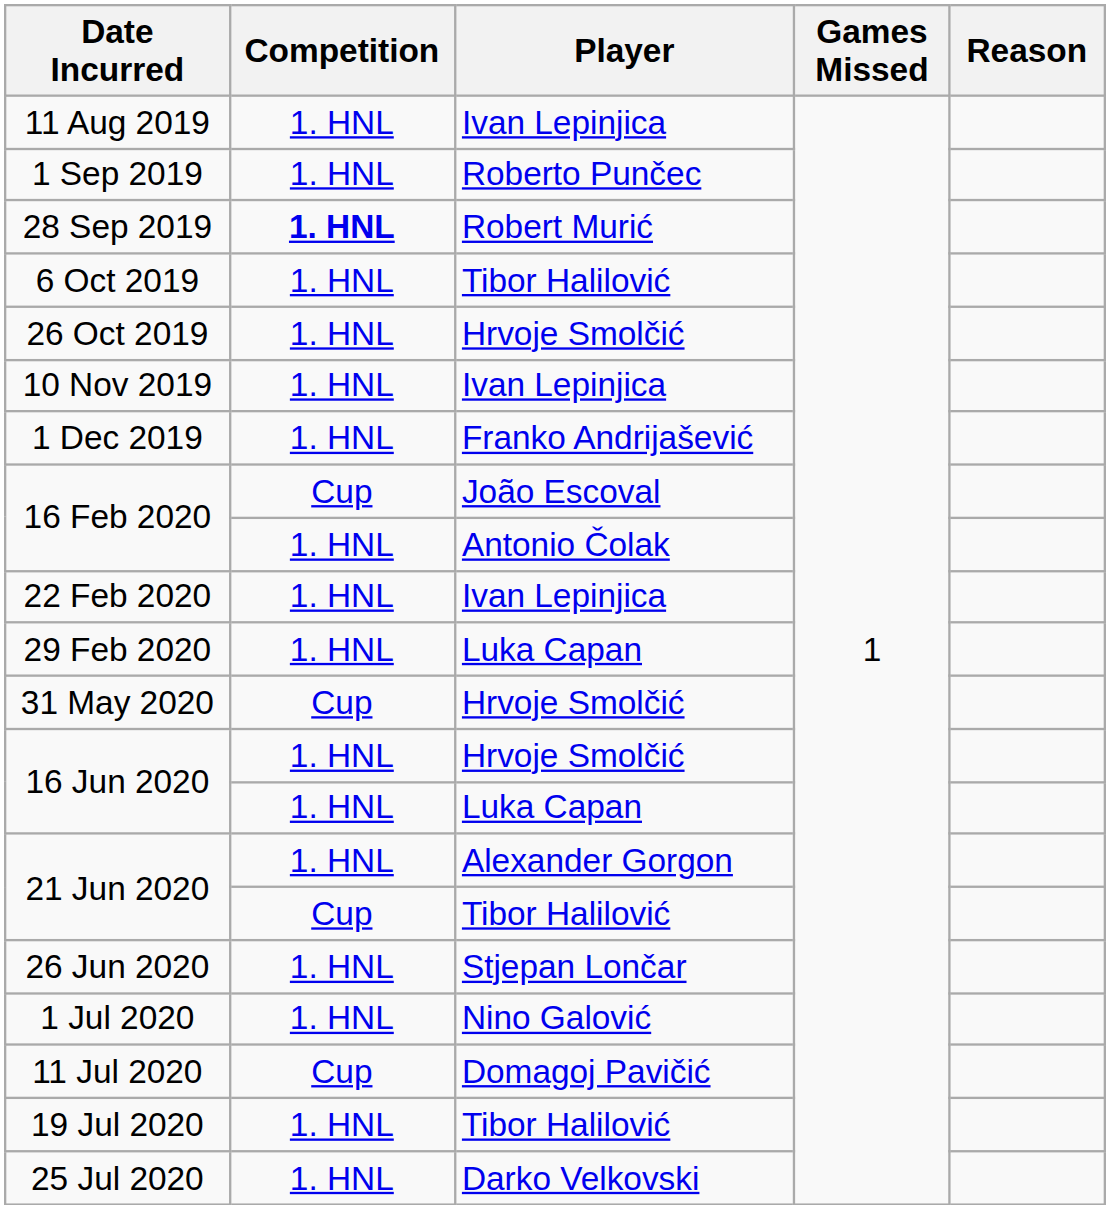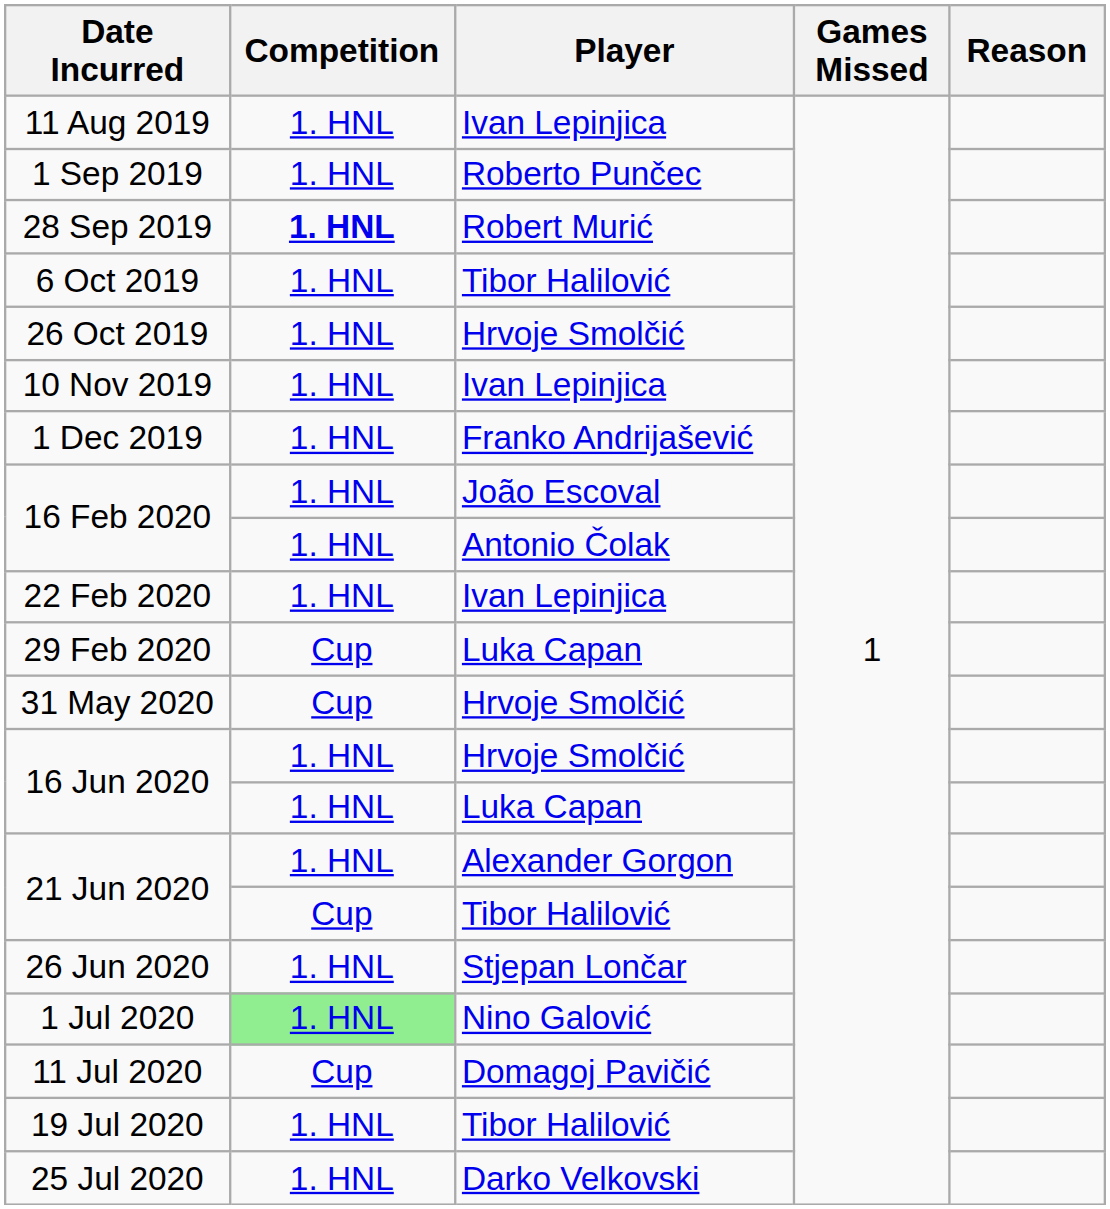(342, 491) Cup -> (342, 491) 1. HNL
(342, 650) 1. HNL -> (342, 650) Cup
(342, 1019) no background -> (342, 1019) lightgreen background
